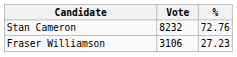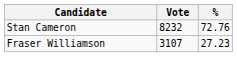(171, 44) 3106 -> (171, 44) 3107
